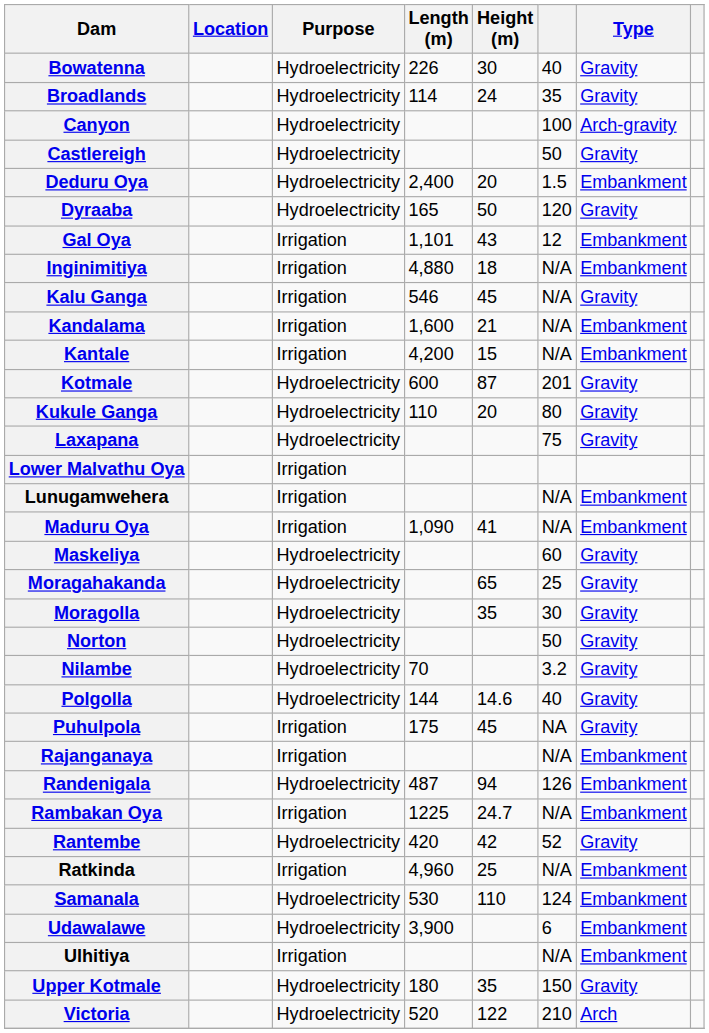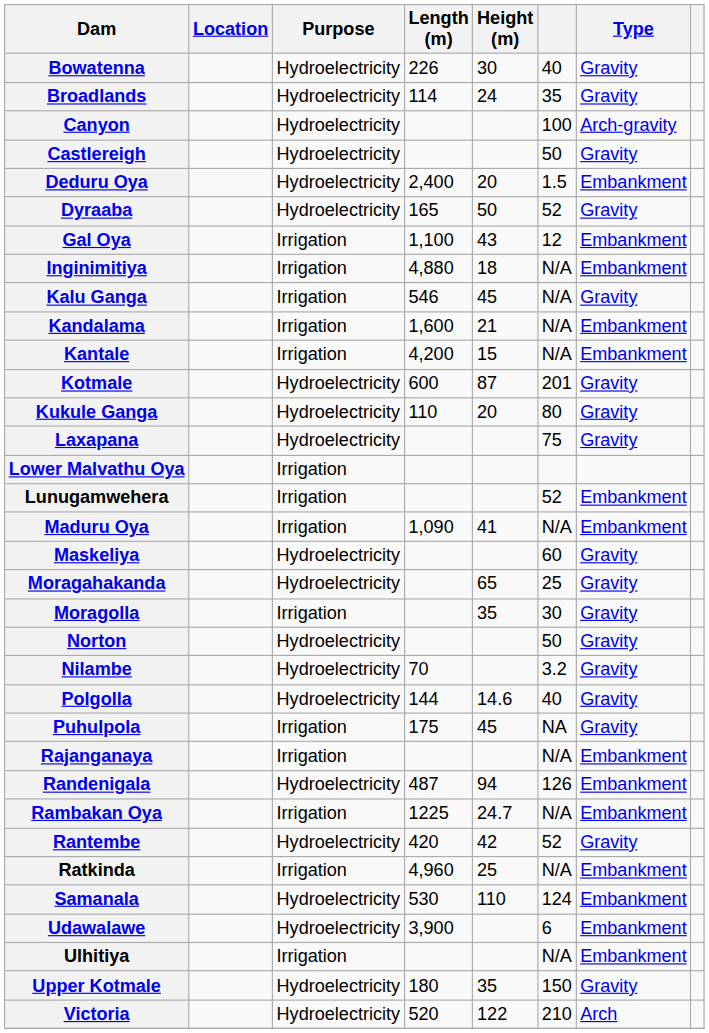(557, 211) 120 -> (552, 211) 52
(431, 239) 1,101 -> (431, 239) 1,100
(557, 497) N/A -> (552, 497) 52
(338, 612) Hydroelectricity -> (312, 612) Irrigation
